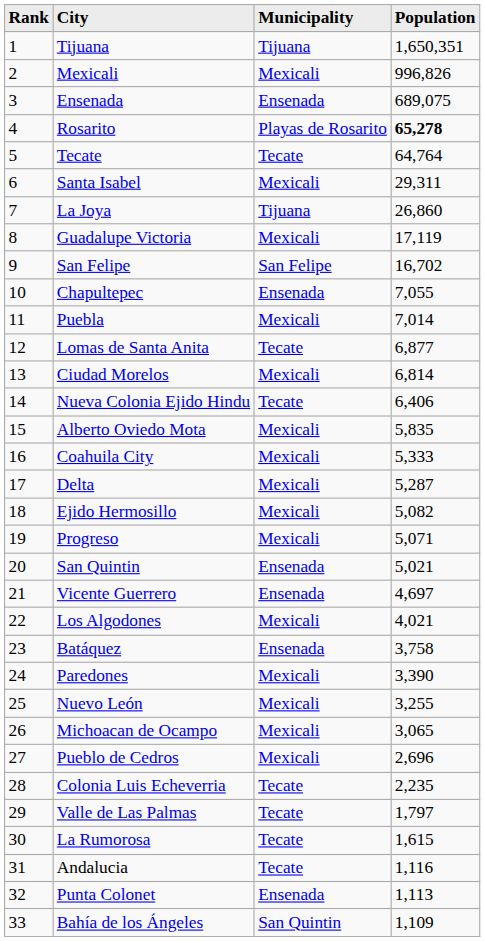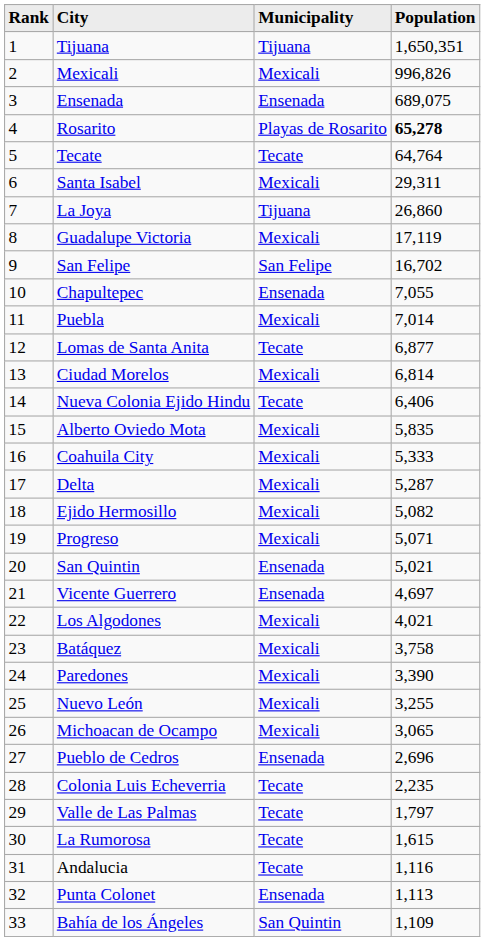(291, 648) Ensenada -> (289, 648) Mexicali
(289, 758) Mexicali -> (291, 758) Ensenada
